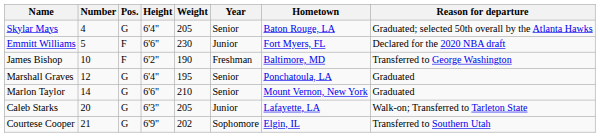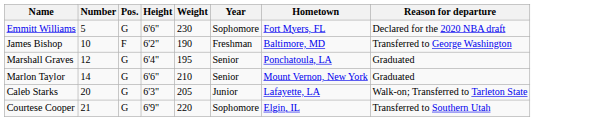- row: (32, 28)
(124, 44) F -> (125, 28) G
(225, 44) Junior -> (236, 28) Sophomore
(185, 124) 202 -> (185, 108) 220
